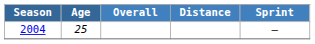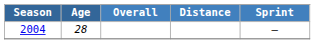(81, 30) 25 -> (81, 30) 28
